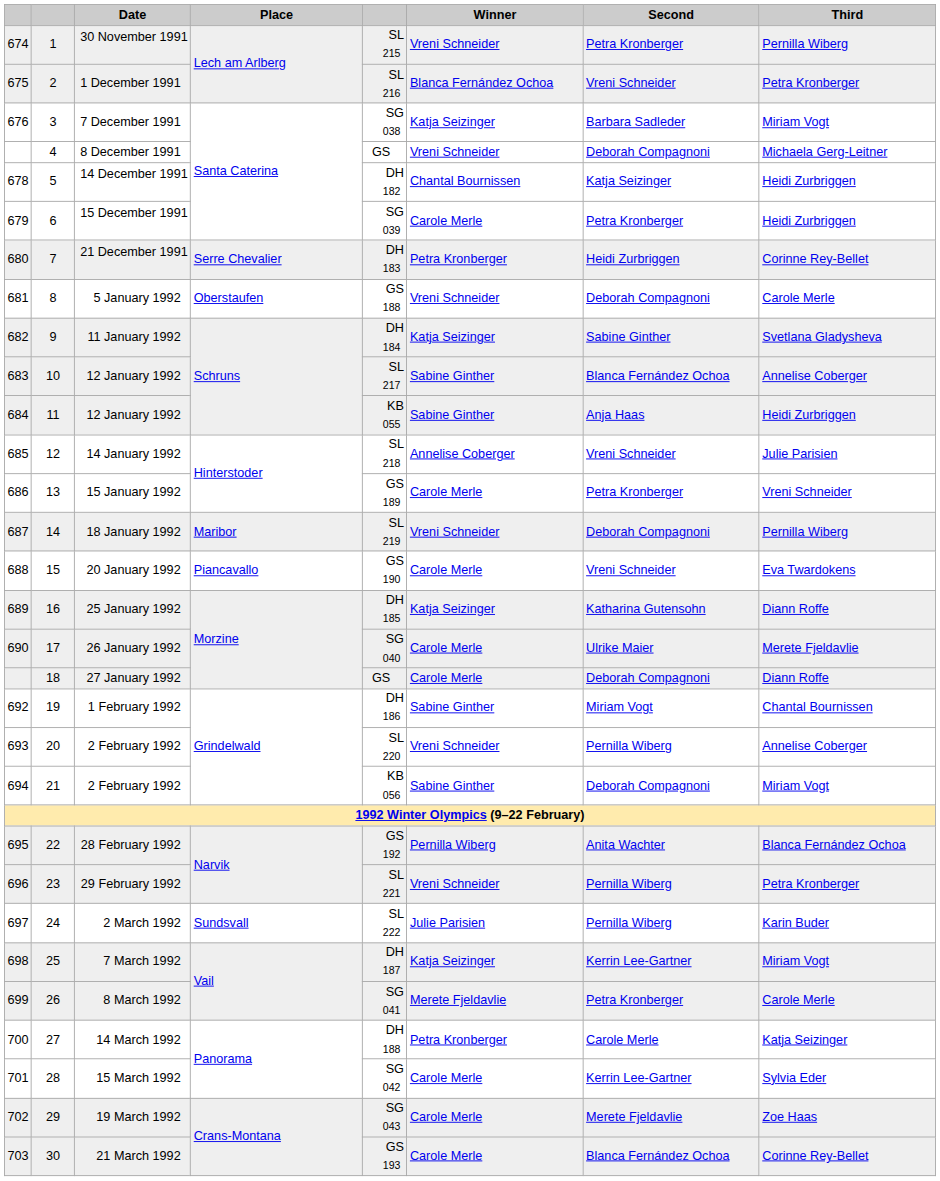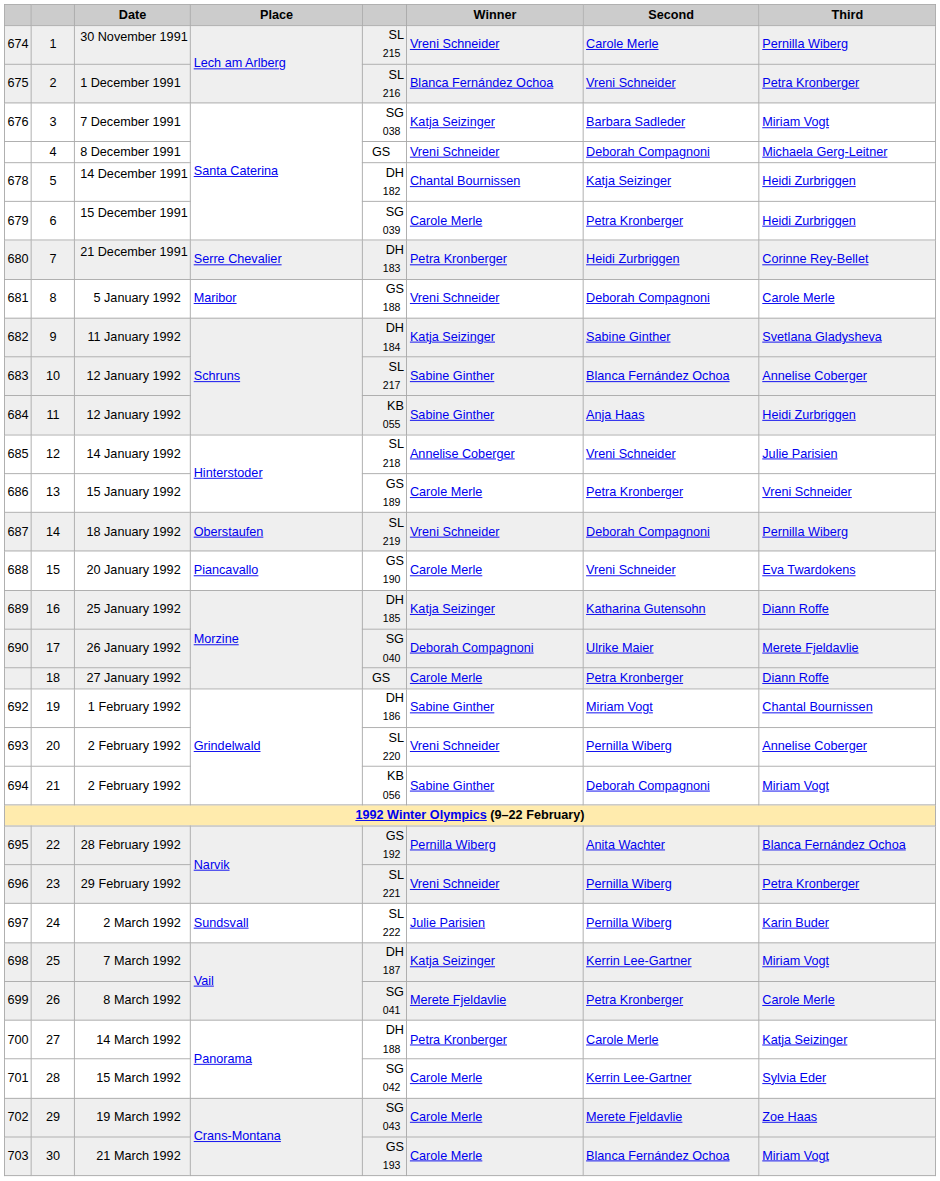(635, 44) Petra Kronberger -> (622, 44) Carole Merle
(229, 298) Oberstaufen -> (215, 298) Maribor
(215, 531) Maribor -> (229, 531) Oberstaufen
(446, 648) Carole Merle -> (472, 648) Deborah Compagnoni
(648, 677) Deborah Compagnoni -> (635, 677) Petra Kronberger
(815, 1155) Corinne Rey-Bellet -> (796, 1155) Miriam Vogt
